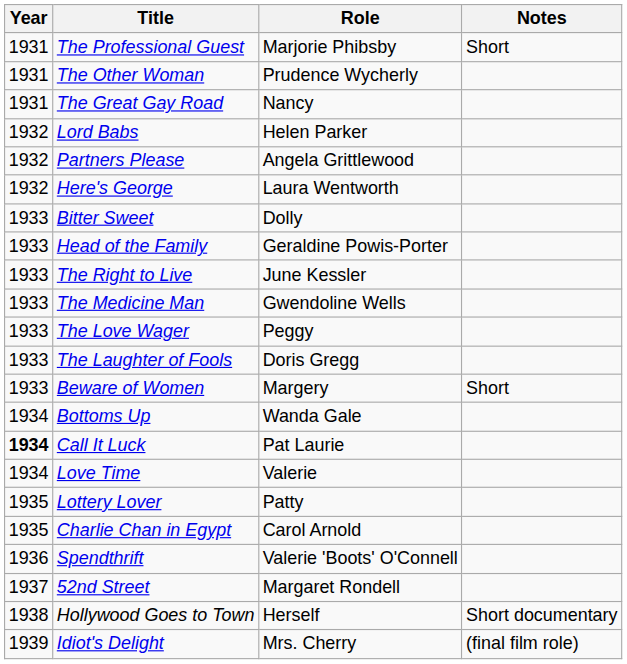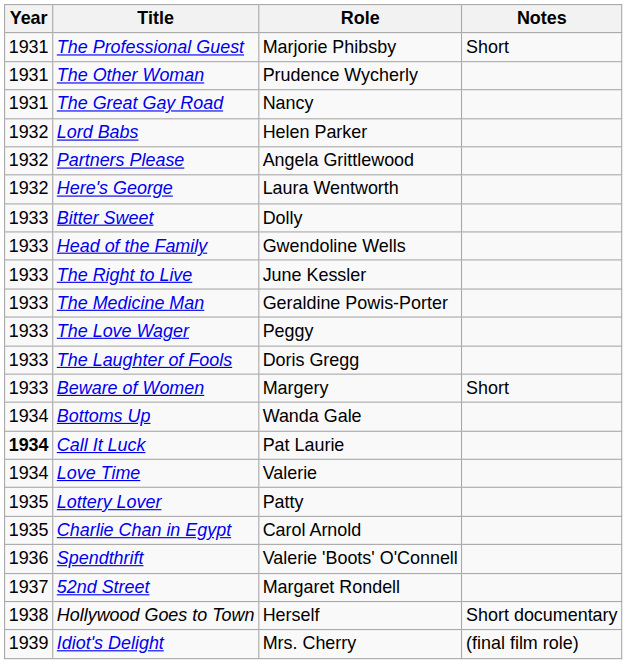(355, 246) Geraldine Powis-Porter -> (334, 246) Gwendoline Wells
(334, 302) Gwendoline Wells -> (355, 302) Geraldine Powis-Porter
